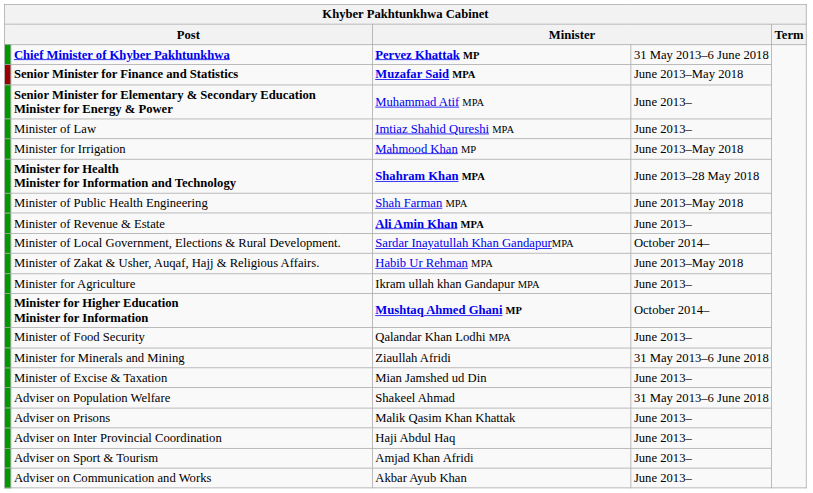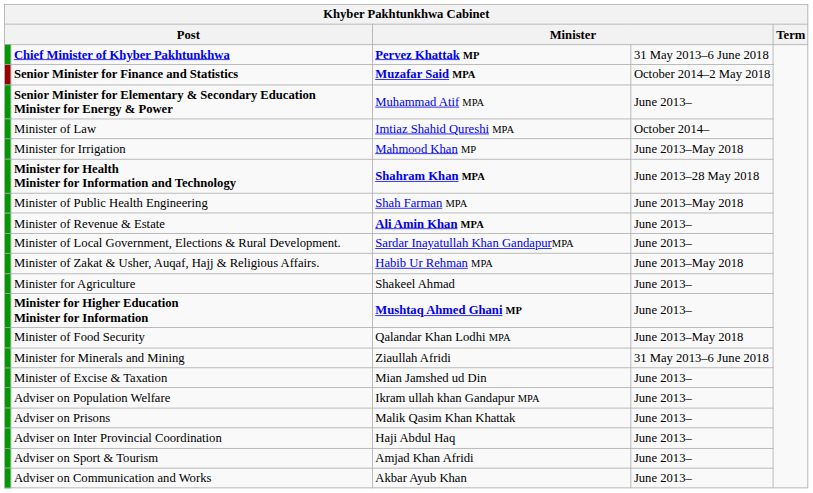(689, 74) June 2013–May 2018 -> (702, 74) October 2014–2 May 2018
(663, 128) June 2013– -> (672, 128) October 2014–
(672, 243) October 2014– -> (663, 243) June 2013–
(457, 283) Ikram ullah khan Gandapur MPA -> (415, 283) Shakeel Ahmad
(672, 310) October 2014– -> (663, 310) June 2013–
(663, 337) June 2013– -> (689, 337) June 2013–May 2018
(415, 397) Shakeel Ahmad -> (457, 397) Ikram ullah khan Gandapur MPA
(701, 397) 31 May 2013–6 June 2018 -> (663, 397) June 2013–
